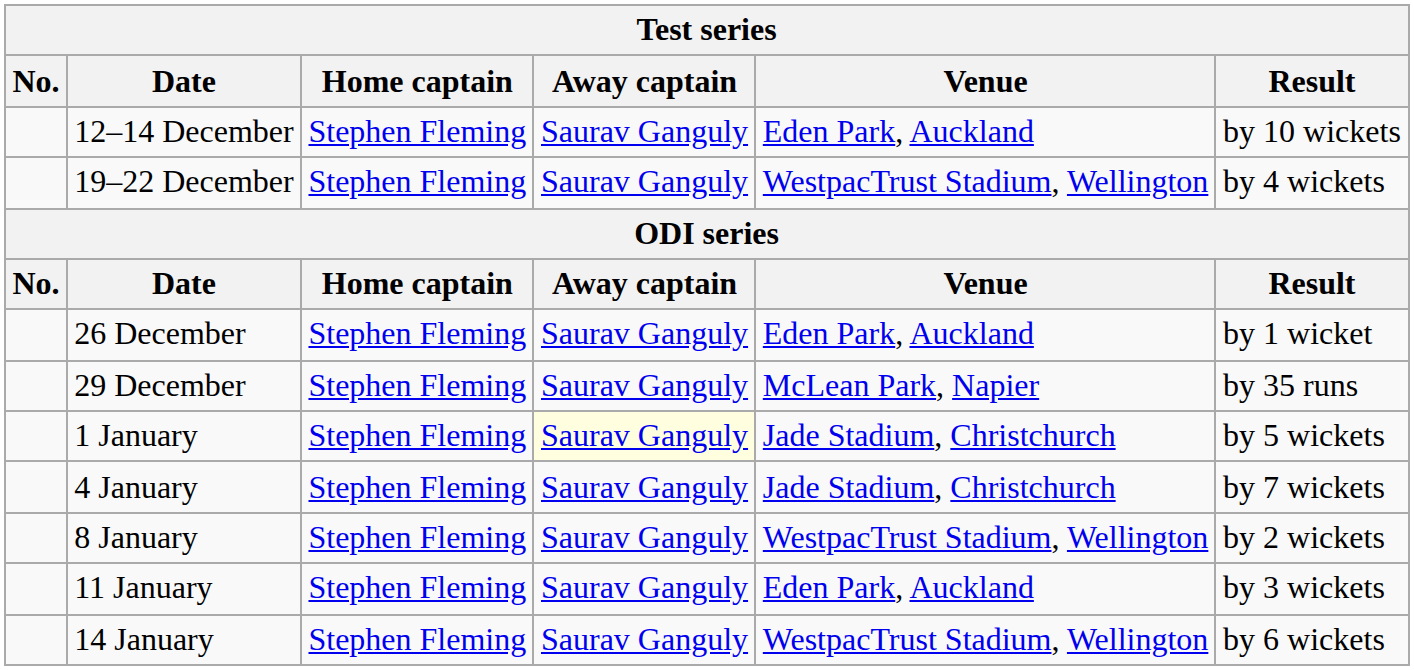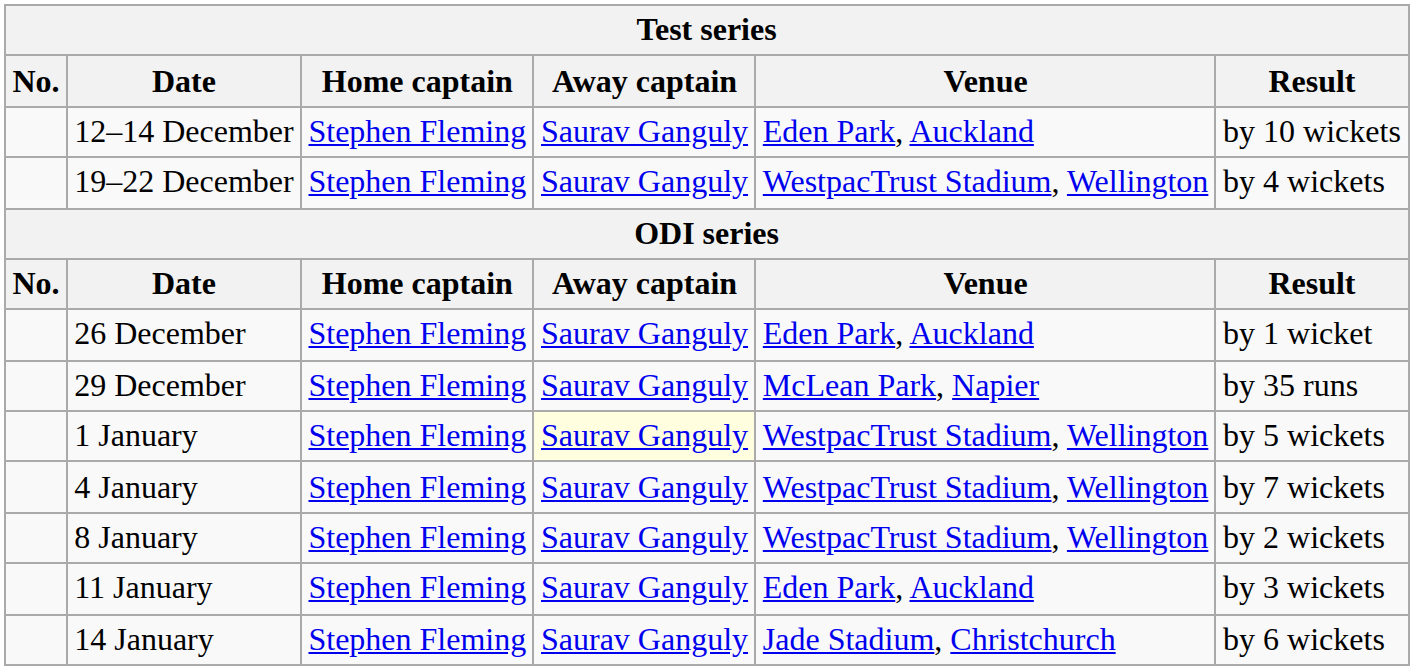(939, 435) Jade Stadium, Christchurch -> (986, 435) WestpacTrust Stadium, Wellington
(939, 486) Jade Stadium, Christchurch -> (986, 486) WestpacTrust Stadium, Wellington
(986, 638) WestpacTrust Stadium, Wellington -> (939, 638) Jade Stadium, Christchurch
